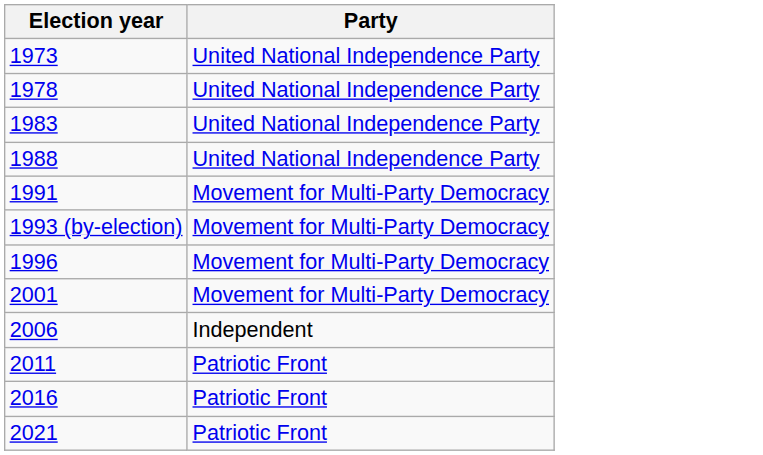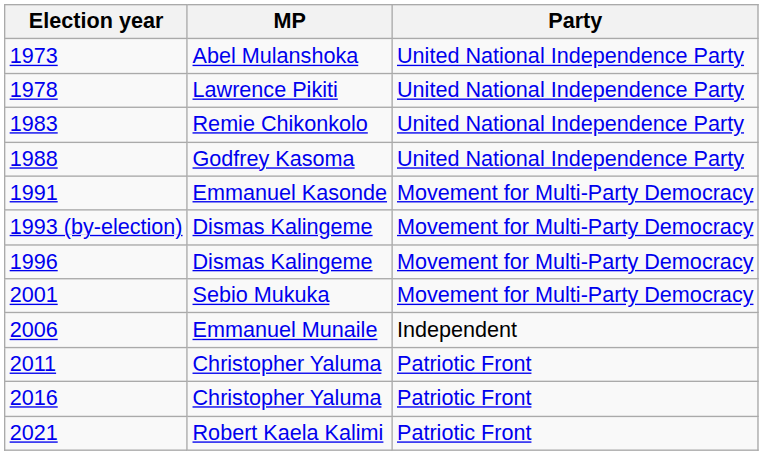+ column: (290, 21)
